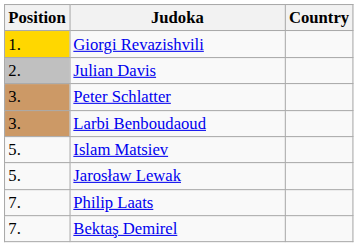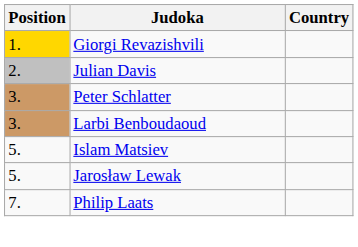- row: (125, 228)
